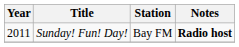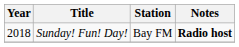(19, 32) 2011 -> (19, 32) 2018
